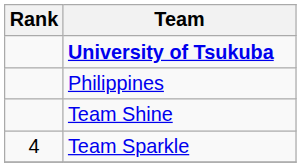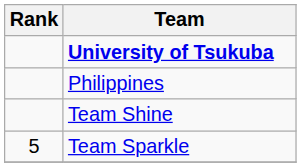(34, 146) 4 -> (34, 146) 5
